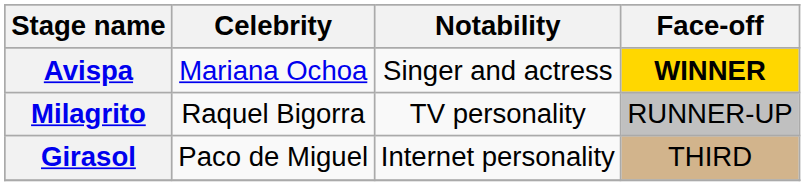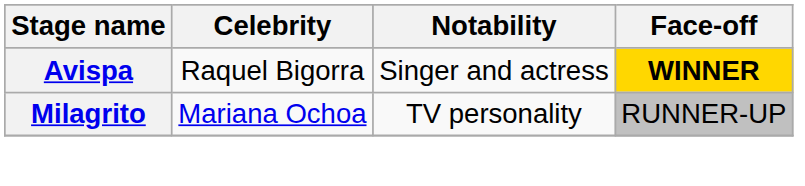(273, 69) Mariana Ochoa -> (272, 69) Raquel Bigorra
(273, 113) Raquel Bigorra -> (272, 113) Mariana Ochoa
- row: (88, 157)
